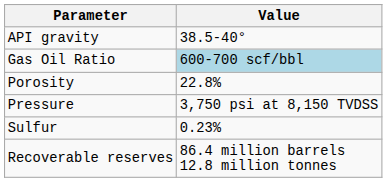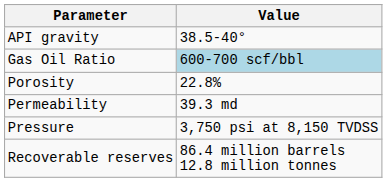+ row: (57, 106)
- row: (33, 128)
